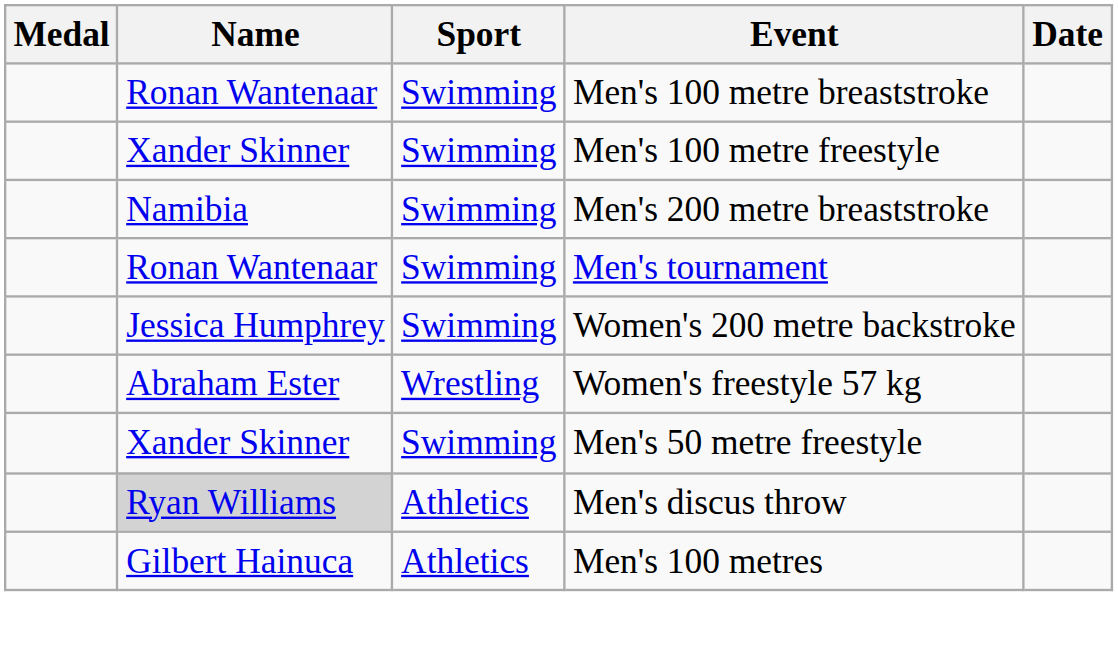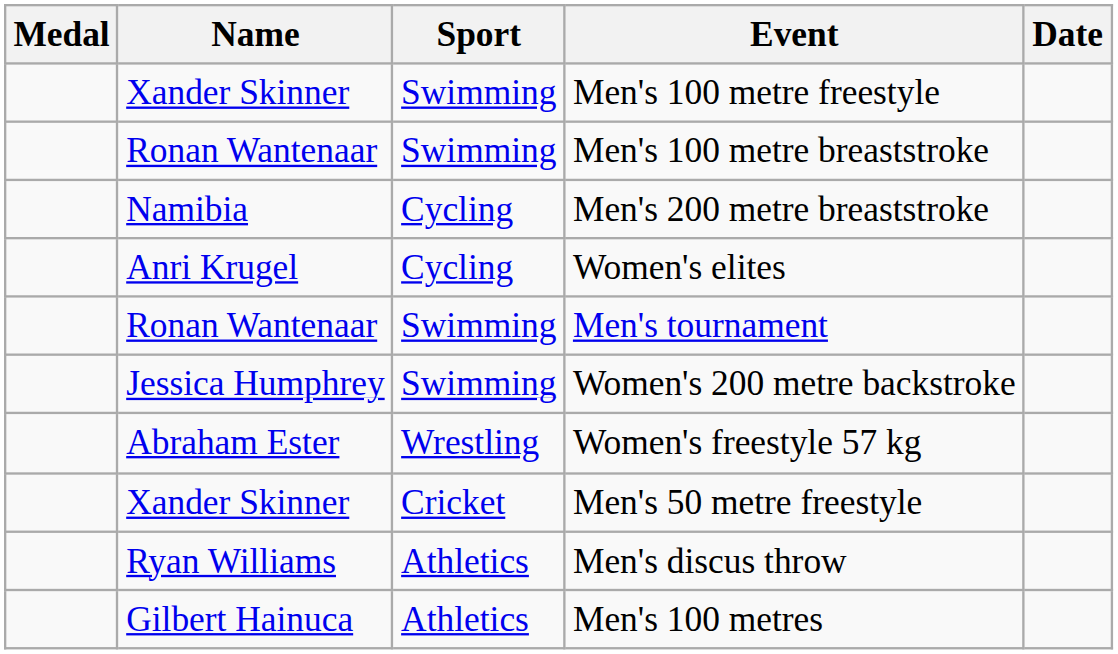rows swapped: (781, 92) <-> (756, 150)
(479, 209) Swimming -> (457, 209) Cycling
+ row: (679, 267)
(479, 442) Swimming -> (453, 501) Cricket
(231, 501) lightgrey background -> (231, 559) no background
